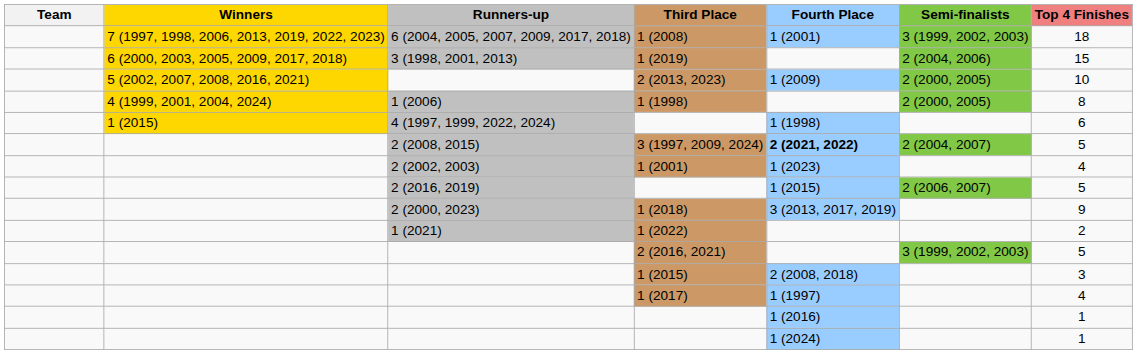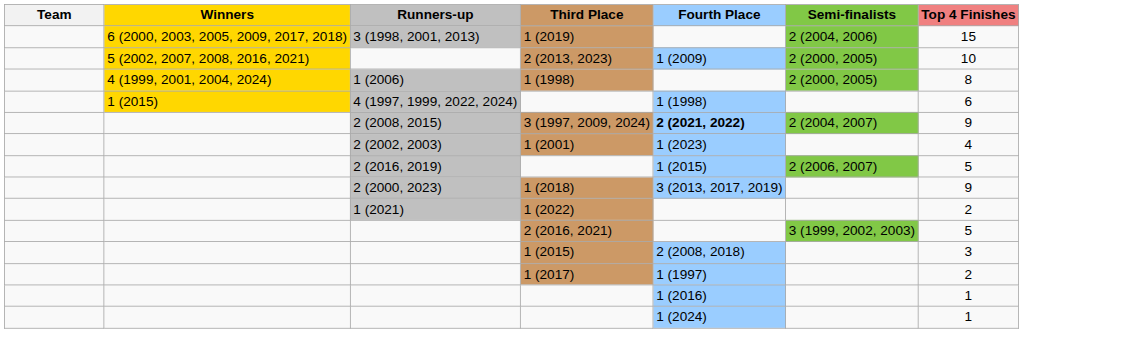- row: (511, 36)
(1082, 144) 5 -> (968, 123) 9
(1082, 295) 4 -> (968, 274) 2
